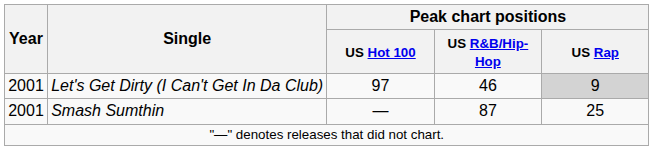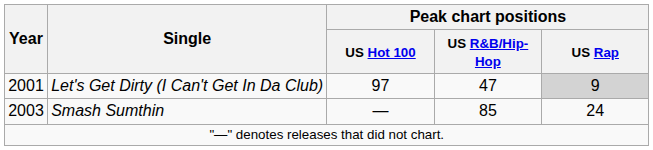(488, 85) 46 -> (488, 85) 47
(26, 111) 2001 -> (26, 111) 2003
(488, 111) 87 -> (488, 111) 85
(595, 111) 25 -> (595, 111) 24
